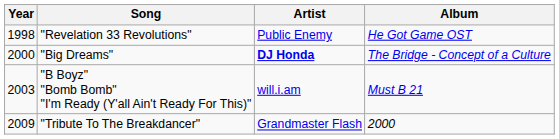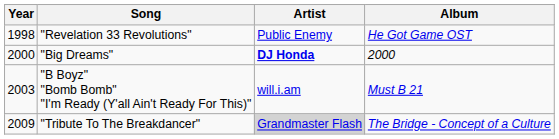(459, 55) The Bridge - Concept of a Culture -> (381, 55) 2000
(310, 124) no background -> (310, 124) lightgrey background
(381, 124) 2000 -> (459, 124) The Bridge - Concept of a Culture
